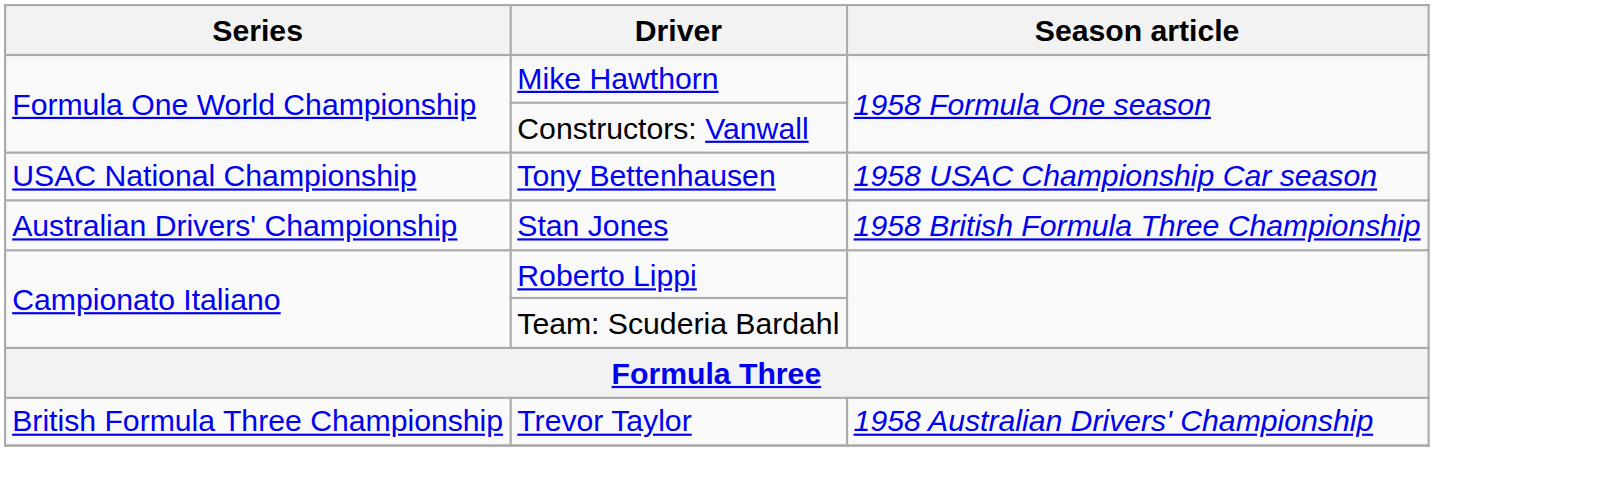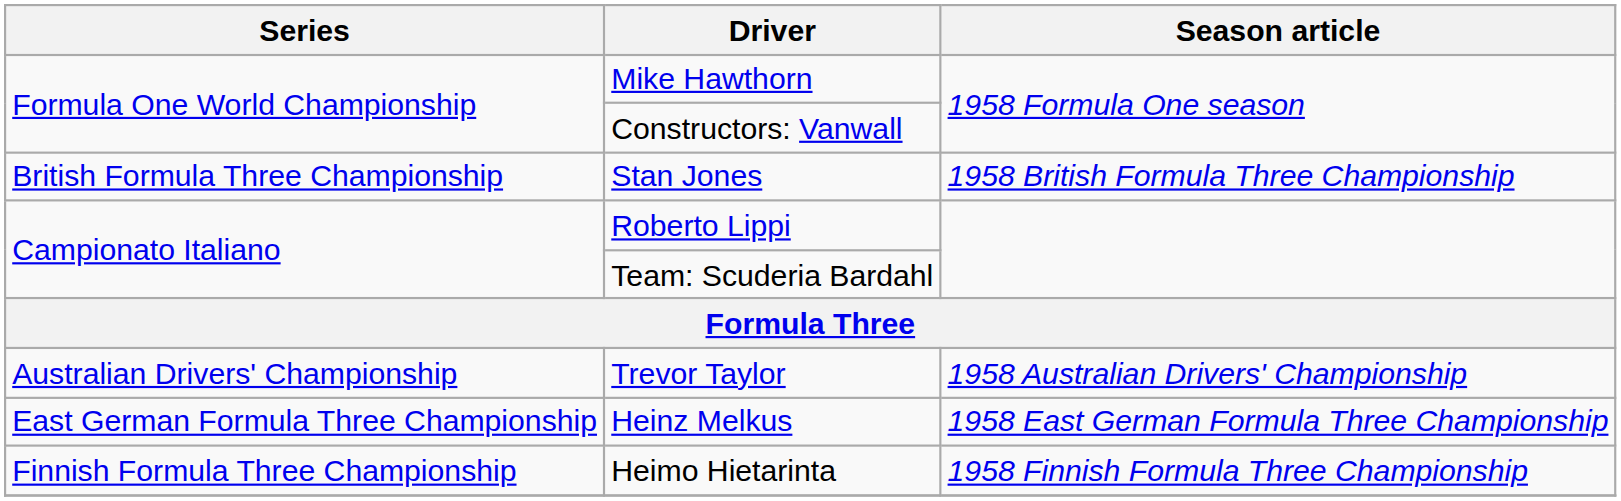- row: (647, 176)
(235, 225) Australian Drivers' Championship -> (258, 176) British Formula Three Championship
(258, 421) British Formula Three Championship -> (235, 372) Australian Drivers' Championship
+ row: (702, 421)
+ row: (724, 470)
